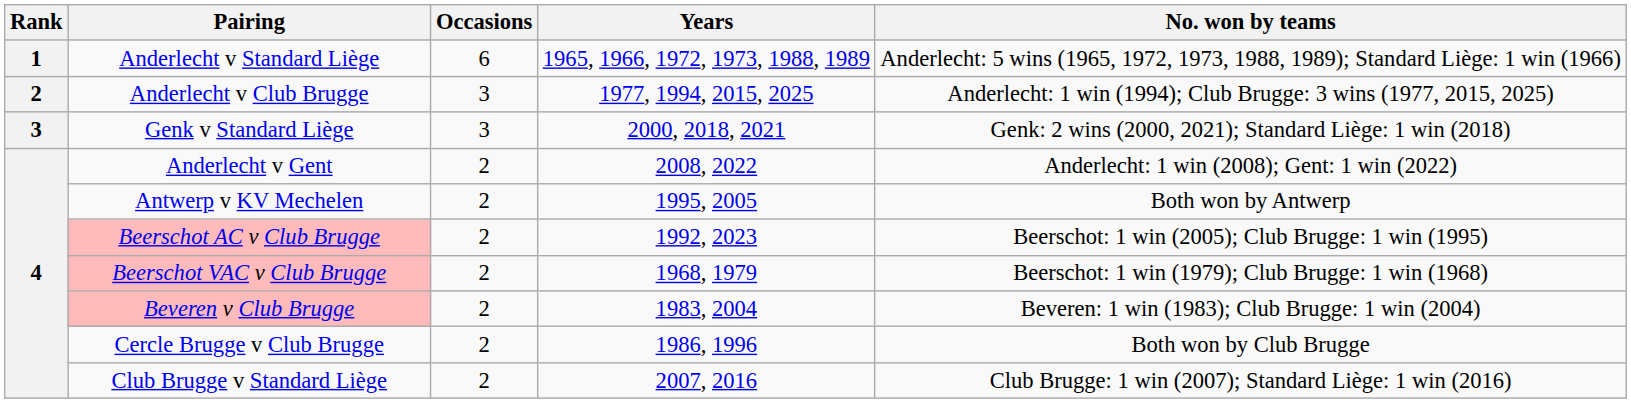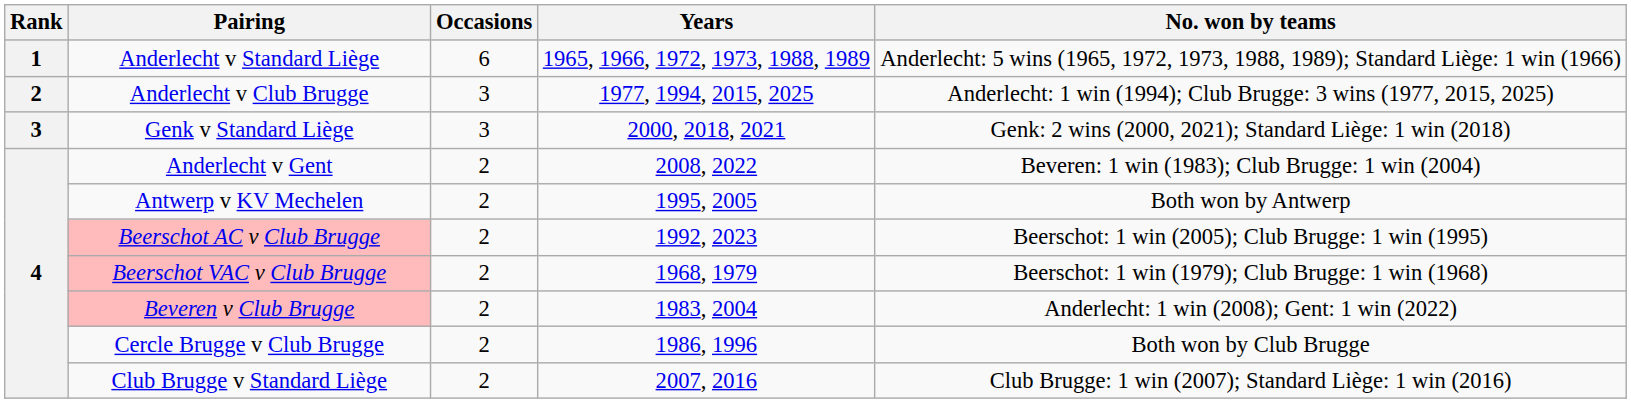(1251, 165) Anderlecht: 1 win (2008); Gent: 1 win (2022) -> (1251, 165) Beveren: 1 win (1983); Club Brugge: 1 win (2004)
(1251, 308) Beveren: 1 win (1983); Club Brugge: 1 win (2004) -> (1251, 308) Anderlecht: 1 win (2008); Gent: 1 win (2022)
